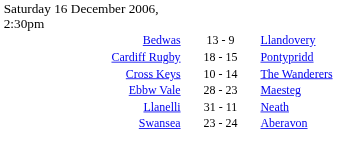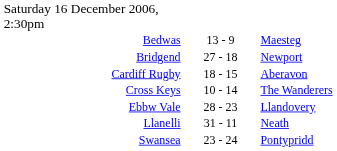(288, 40) Llandovery -> (281, 40) Maesteg
+ row: (158, 57)
(287, 57) Pontypridd -> (284, 73) Aberavon
(281, 90) Maesteg -> (288, 107) Llandovery
(284, 123) Aberavon -> (287, 140) Pontypridd
